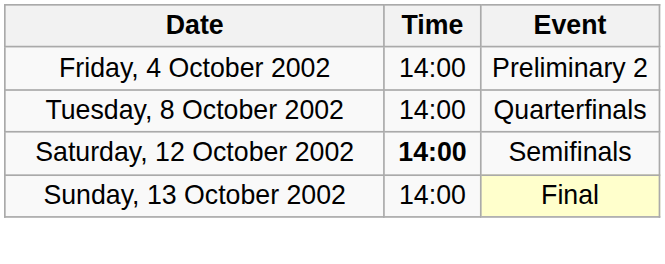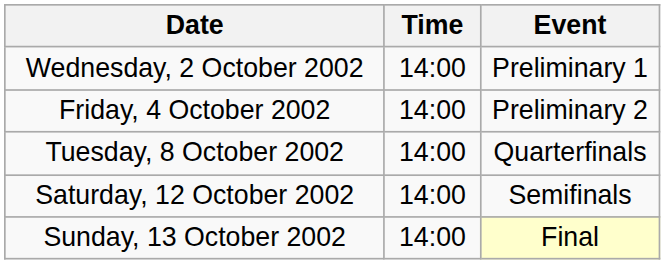+ row: (195, 68)
(432, 152) bold -> (432, 195) normal
